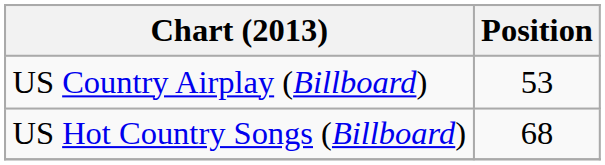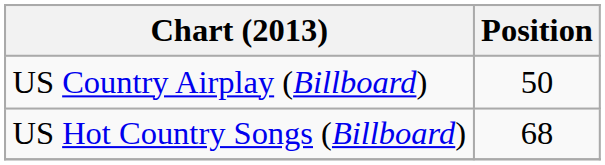(537, 81) 53 -> (537, 81) 50
